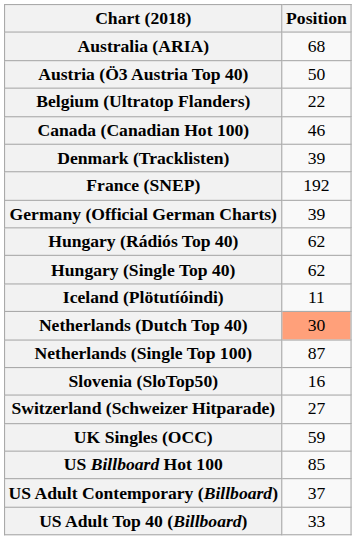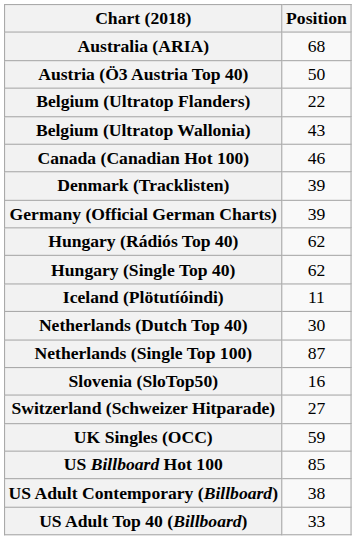+ row: (143, 130)
- row: (143, 185)
(316, 325) lightsalmon background -> (316, 325) no background
(316, 492) 37 -> (316, 492) 38
